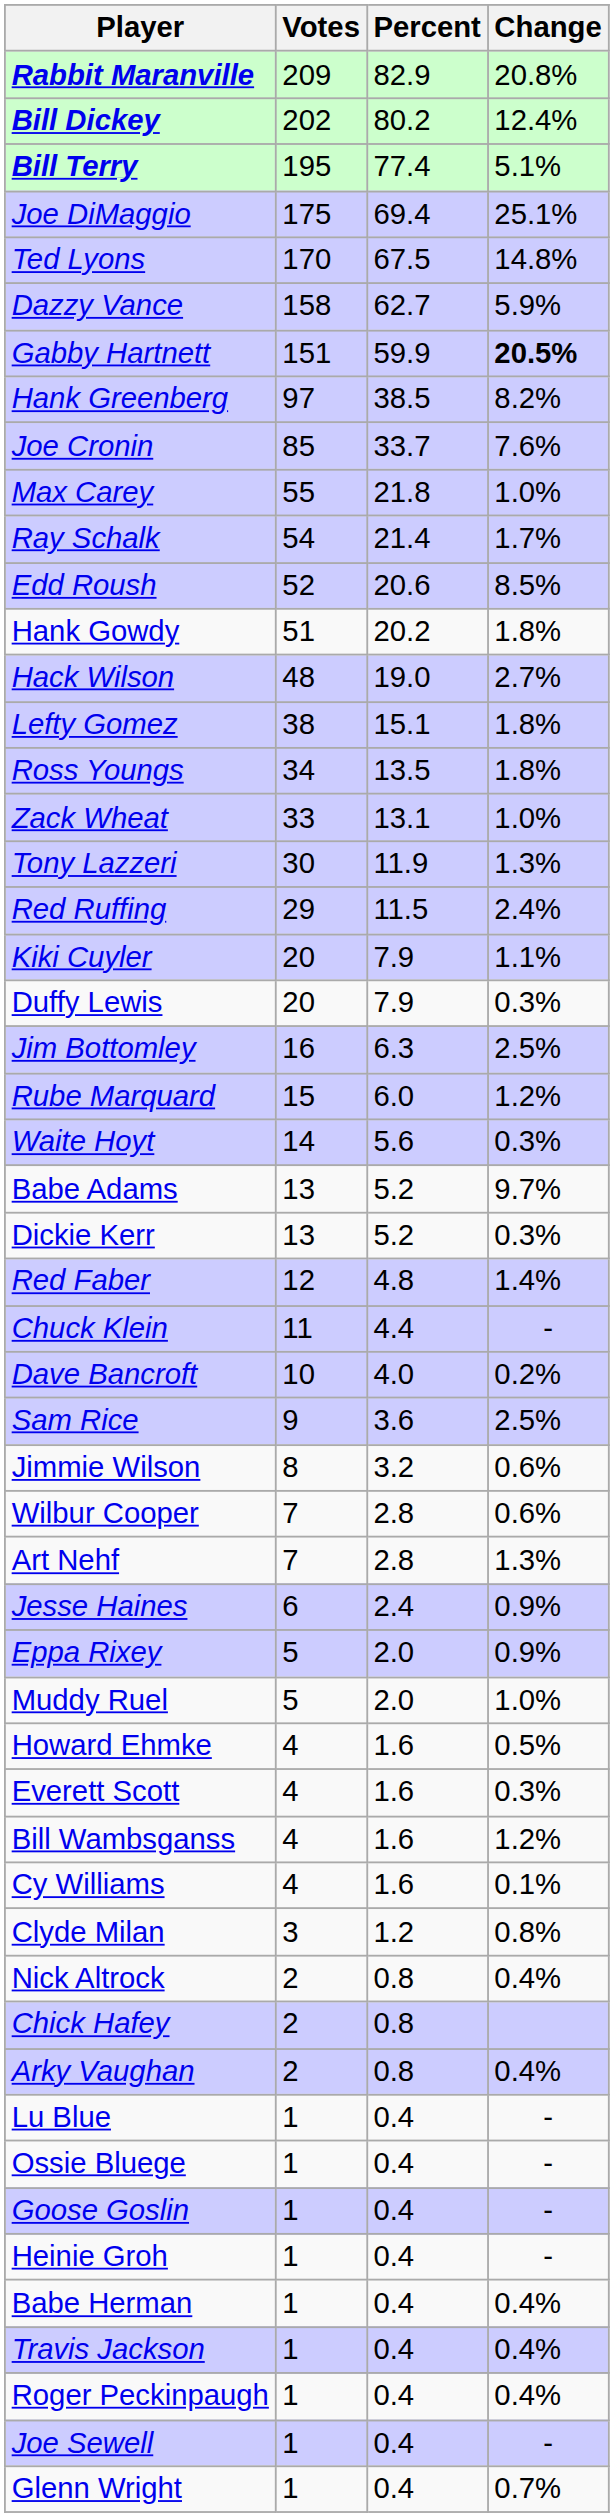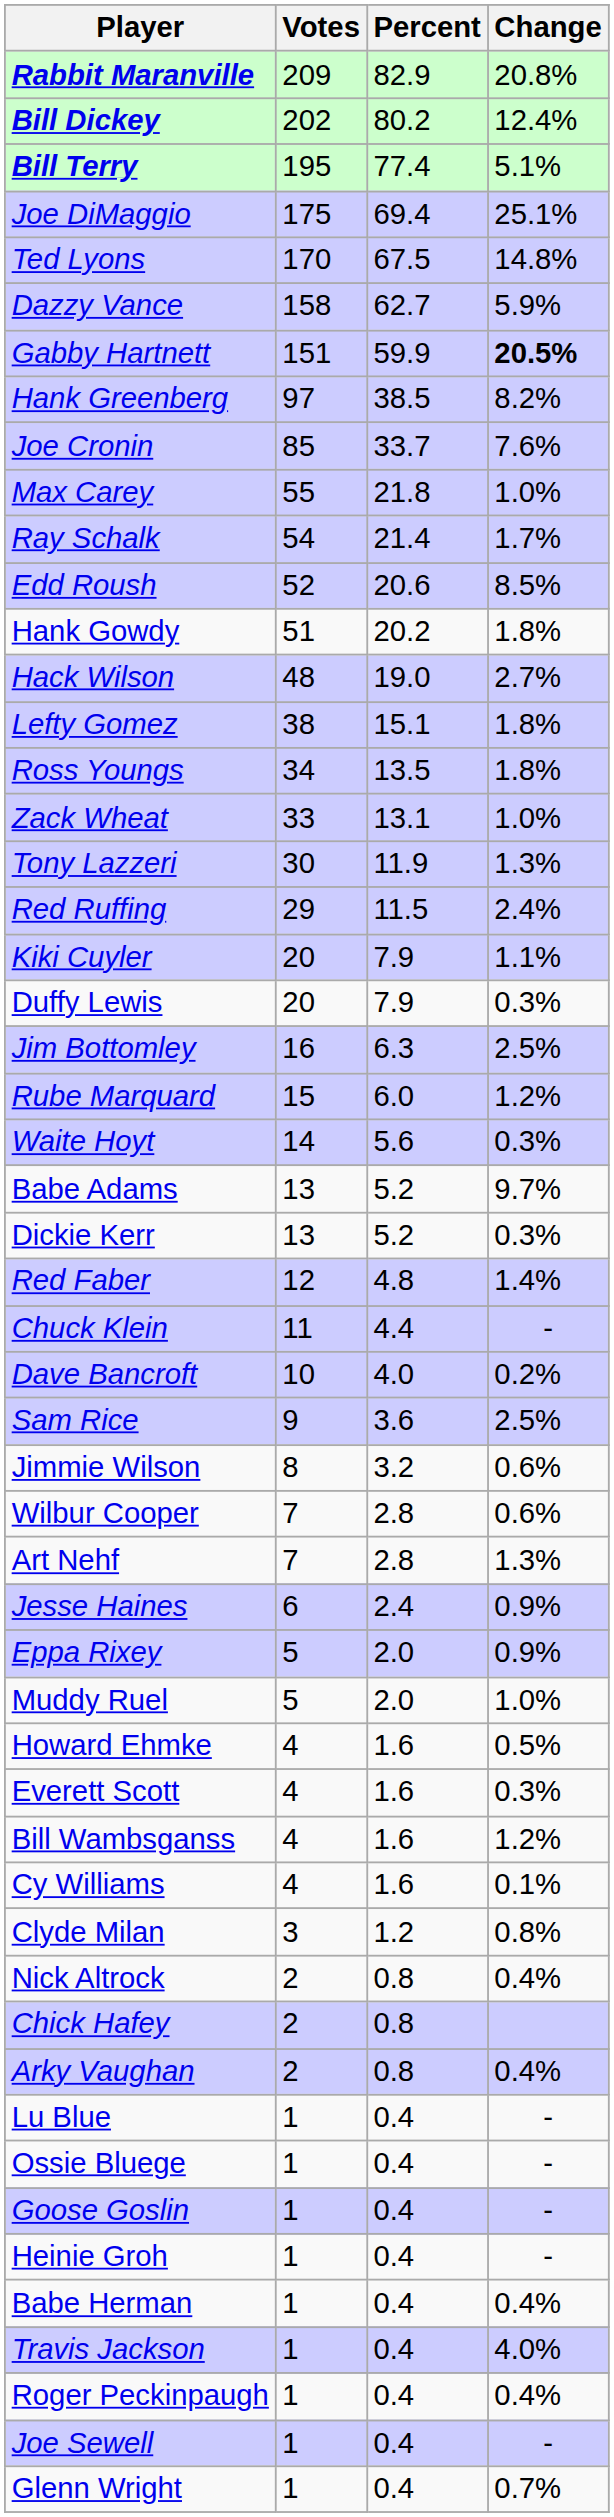(528, 2349) 0.4% -> (528, 2349) 4.0%
